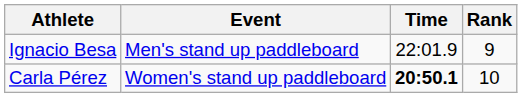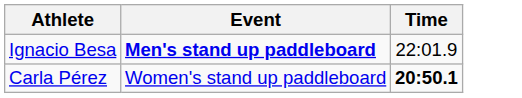- column: (489, 20)
(242, 49) normal -> (251, 49) bold
